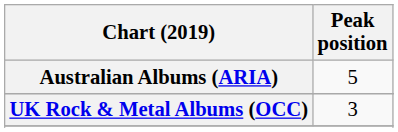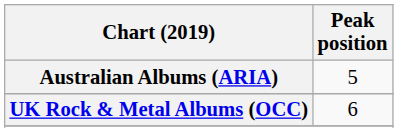(353, 109) 3 -> (353, 109) 6
